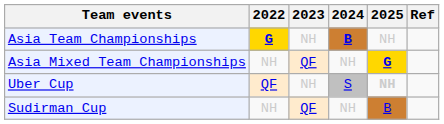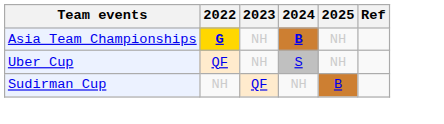- row: (127, 62)
(387, 85) bold -> (338, 62) normal
